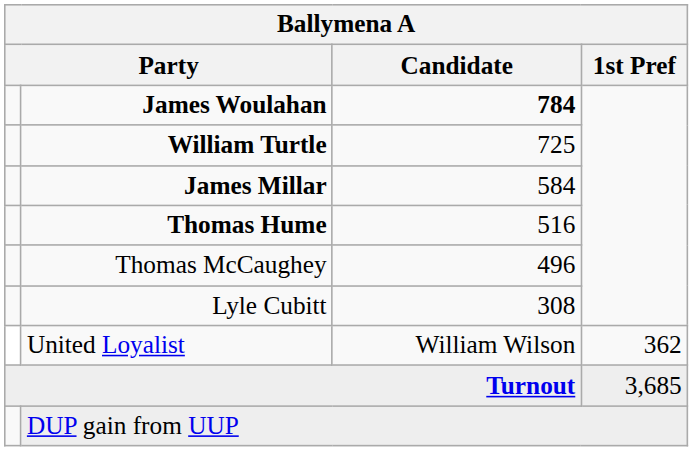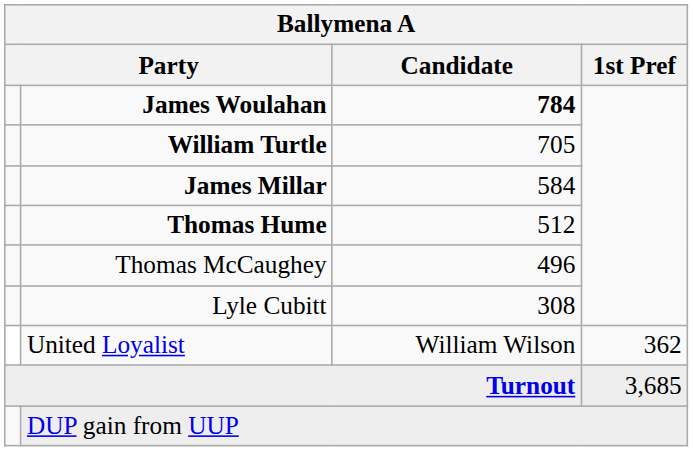(556, 144) 725 -> (556, 144) 705
(556, 225) 516 -> (556, 225) 512
